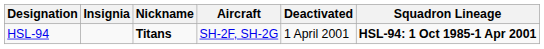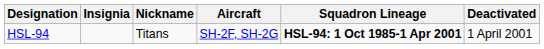columns swapped: (448, 14) <-> (319, 14)
(154, 33) bold -> (152, 33) normal
